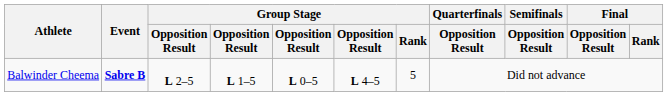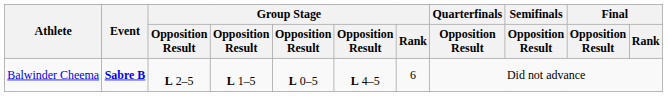(413, 75) 5 -> (413, 75) 6
